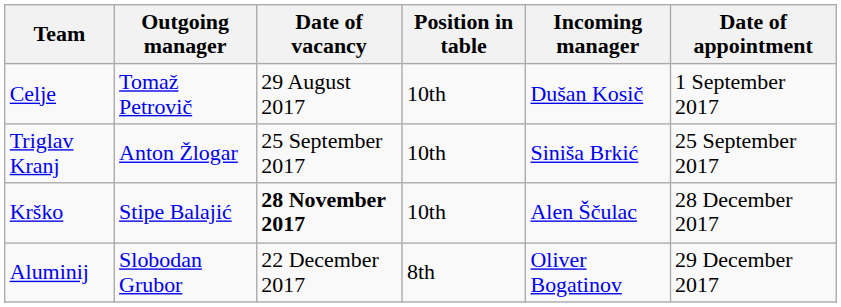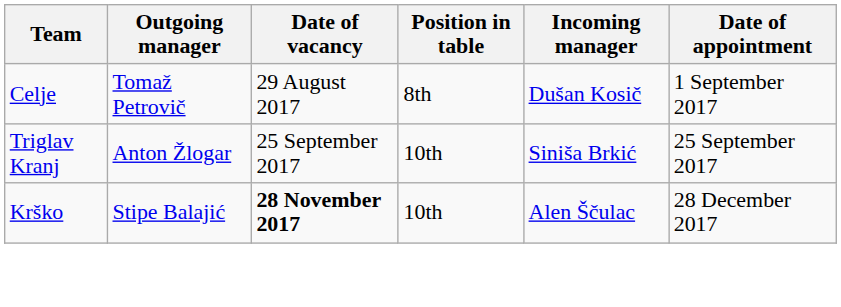(426, 93) 10th -> (418, 93) 8th
- row: (49, 271)
